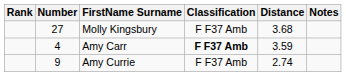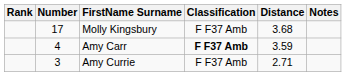(57, 29) 27 -> (57, 29) 17
(57, 63) 9 -> (57, 63) 3
(282, 63) 2.74 -> (282, 63) 2.71
